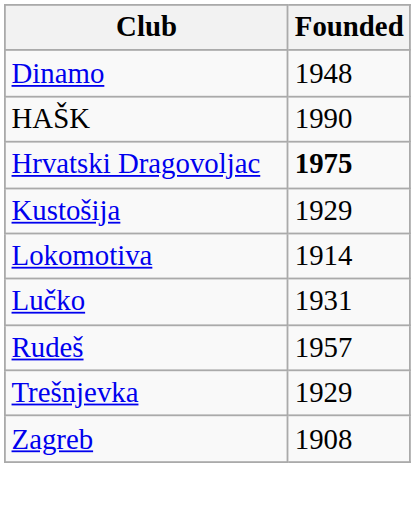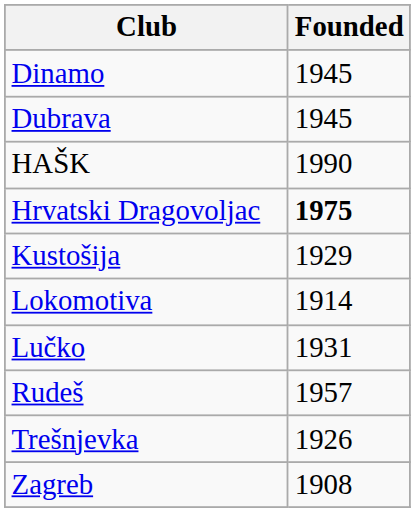(324, 73) 1948 -> (324, 73) 1945
+ row: (61, 118)
(324, 392) 1929 -> (324, 438) 1926
